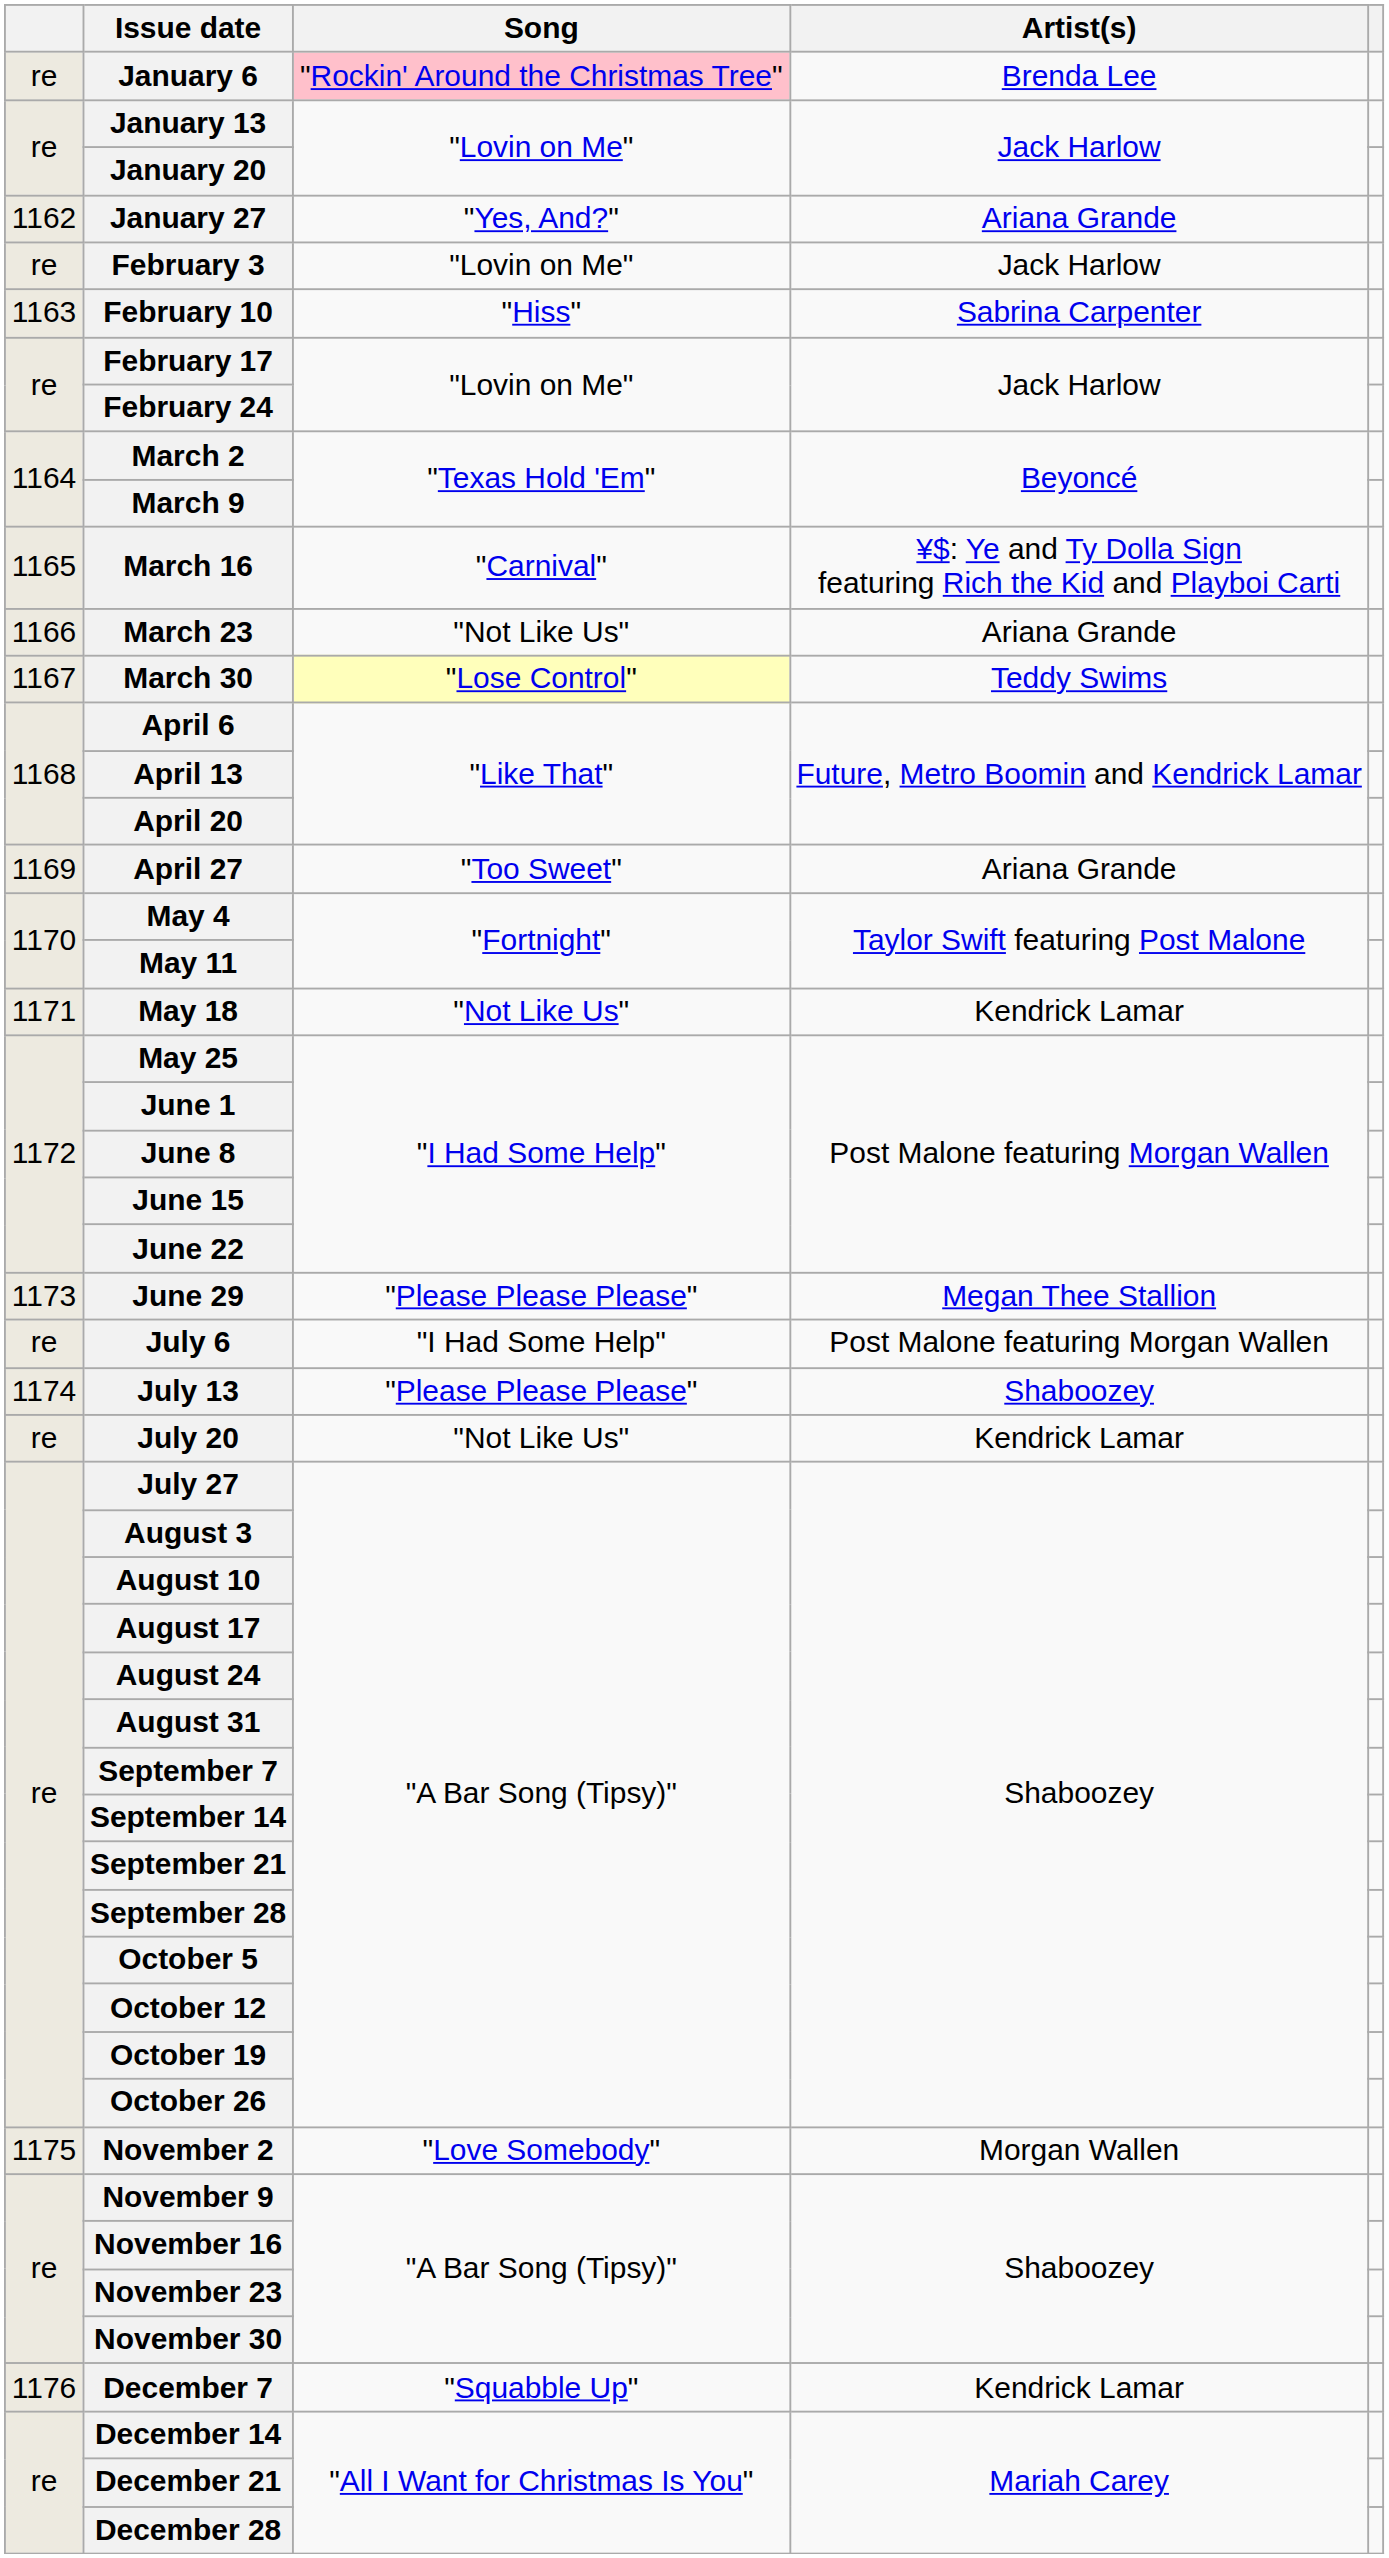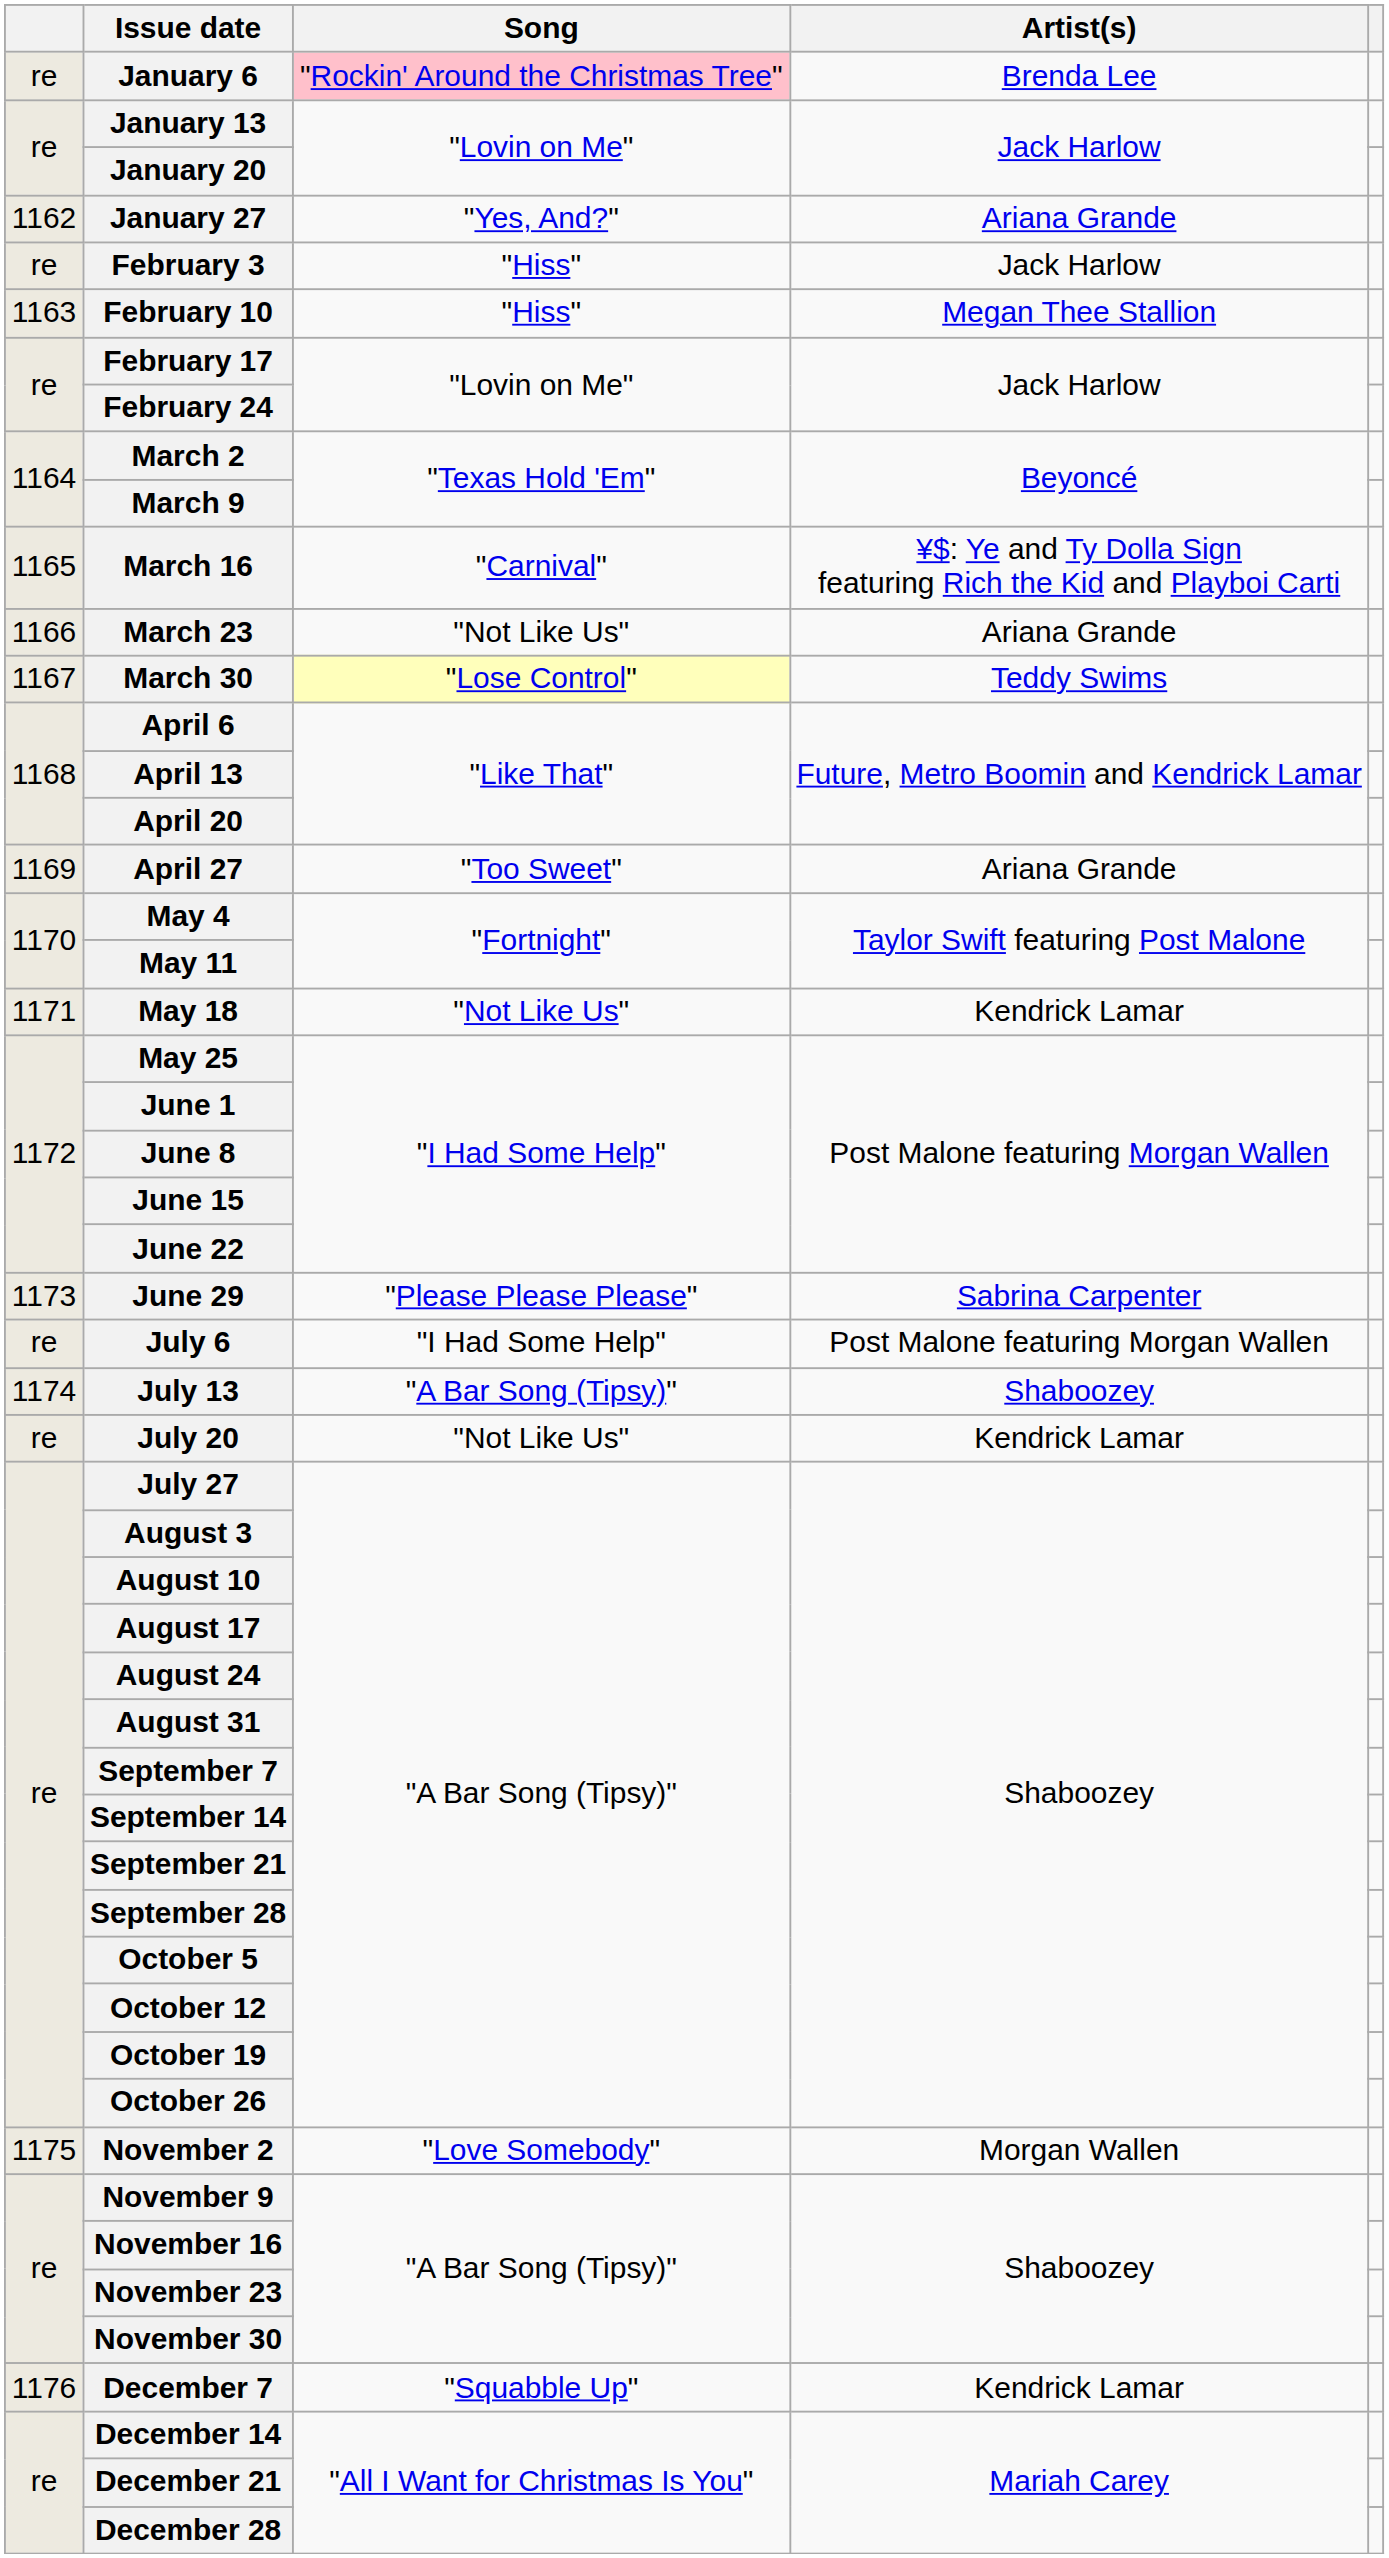(541, 265) "Lovin on Me" -> (541, 265) "Hiss"
(1079, 312) Sabrina Carpenter -> (1079, 312) Megan Thee Stallion
(1079, 1295) Megan Thee Stallion -> (1079, 1295) Sabrina Carpenter
(541, 1390) "Please Please Please" -> (541, 1390) "A Bar Song (Tipsy)"
